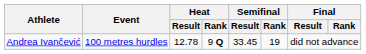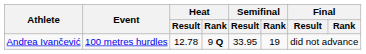(245, 42) 33.45 -> (245, 42) 33.95
